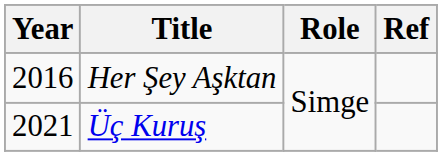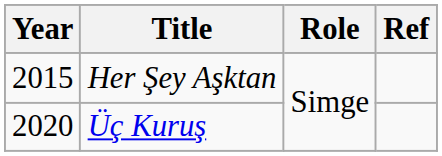(43, 77) 2016 -> (43, 77) 2015
(43, 126) 2021 -> (43, 126) 2020
